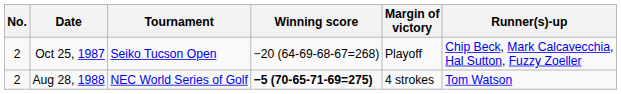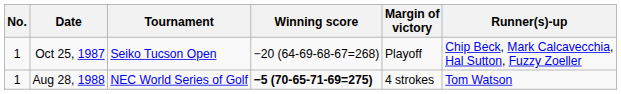(17, 54) 2 -> (17, 54) 1
(17, 80) 2 -> (17, 80) 1
